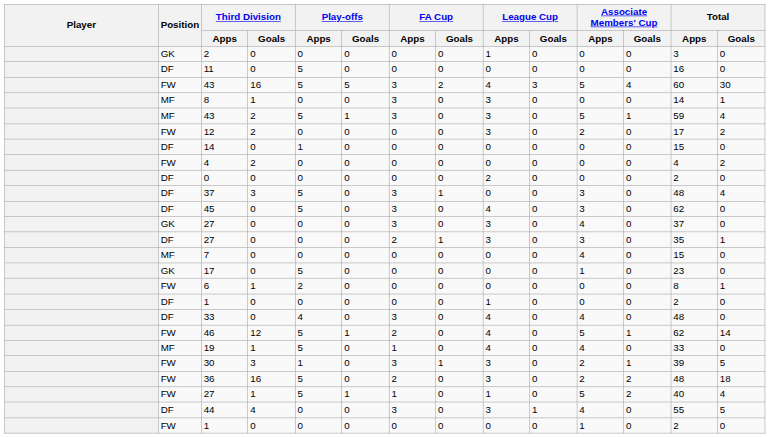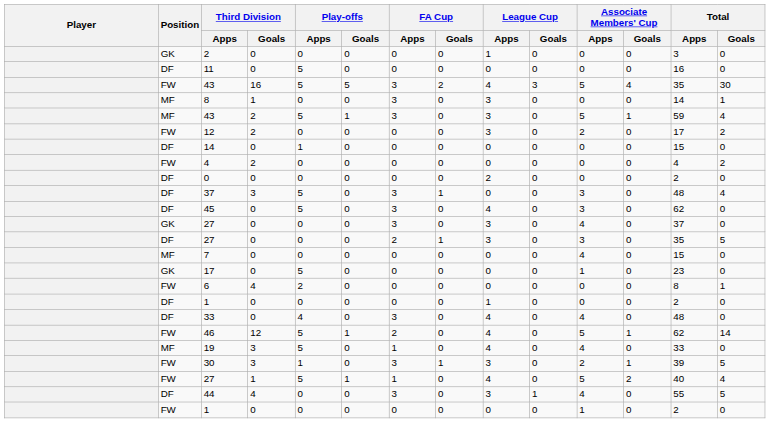(679, 85) 60 -> (679, 85) 35
(723, 239) 1 -> (723, 239) 5
(253, 286) 1 -> (253, 286) 4
(253, 348) 1 -> (253, 348) 3
- row: (168, 379)
(488, 394) 1 -> (488, 379) 4
